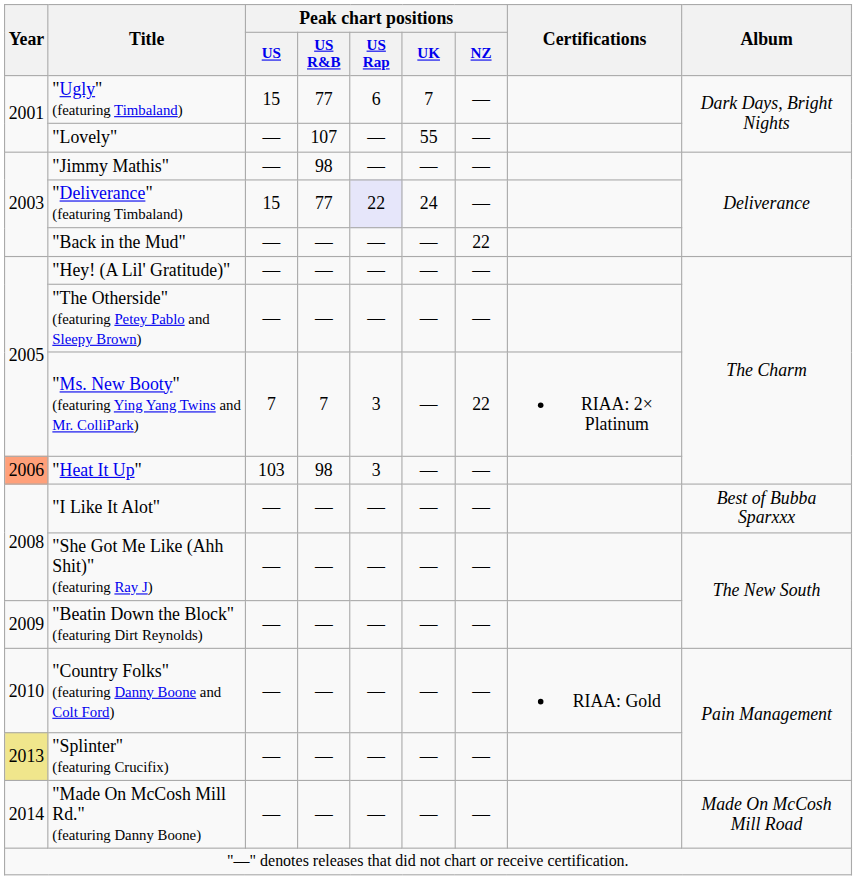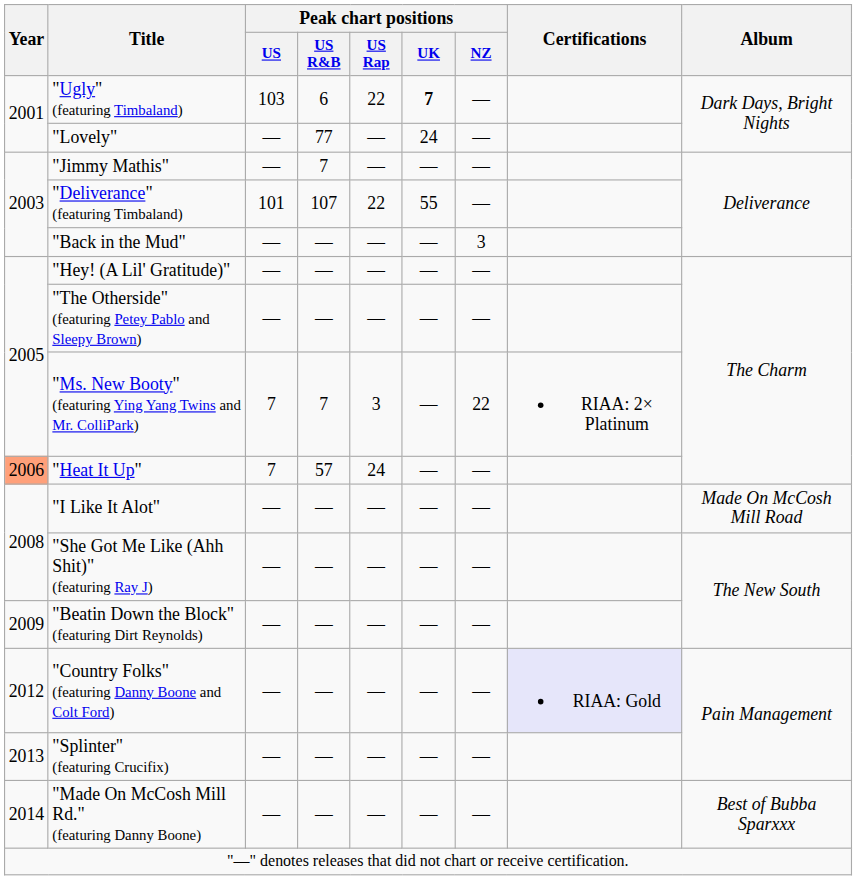(271, 99) 15 -> (271, 99) 103
(324, 99) 77 -> (324, 99) 6
(376, 99) 6 -> (376, 99) 22
(429, 99) normal -> (429, 99) bold
(324, 137) 107 -> (324, 137) 77
(429, 137) 55 -> (429, 137) 24
(324, 165) 98 -> (324, 165) 7
(271, 203) 15 -> (271, 203) 101
(324, 203) 77 -> (324, 203) 107
(376, 203) lavender background -> (376, 203) no background
(429, 203) 24 -> (429, 203) 55
(481, 242) 22 -> (481, 242) 3
(271, 470) 103 -> (271, 470) 7
(324, 470) 98 -> (324, 470) 57
(376, 470) 3 -> (376, 470) 24
(767, 508) Best of Bubba Sparxxx -> (767, 508) Made On McCosh Mill Road
(26, 690) 2010 -> (26, 690) 2012
(595, 701) no background -> (595, 701) lavender background
(26, 756) khaki background -> (26, 756) no background
(767, 814) Made On McCosh Mill Road -> (767, 814) Best of Bubba Sparxxx
